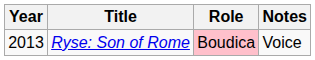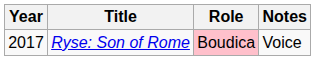(26, 42) 2013 -> (26, 42) 2017
